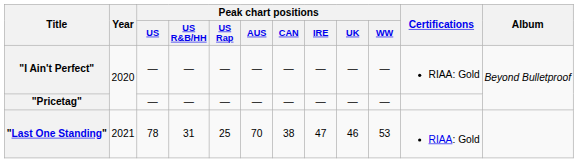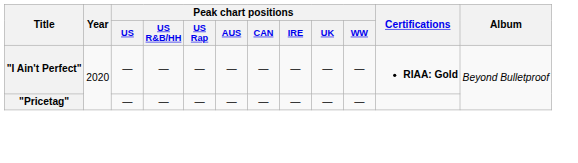(441, 75) normal -> (418, 75) bold
- row: (57, 134)
